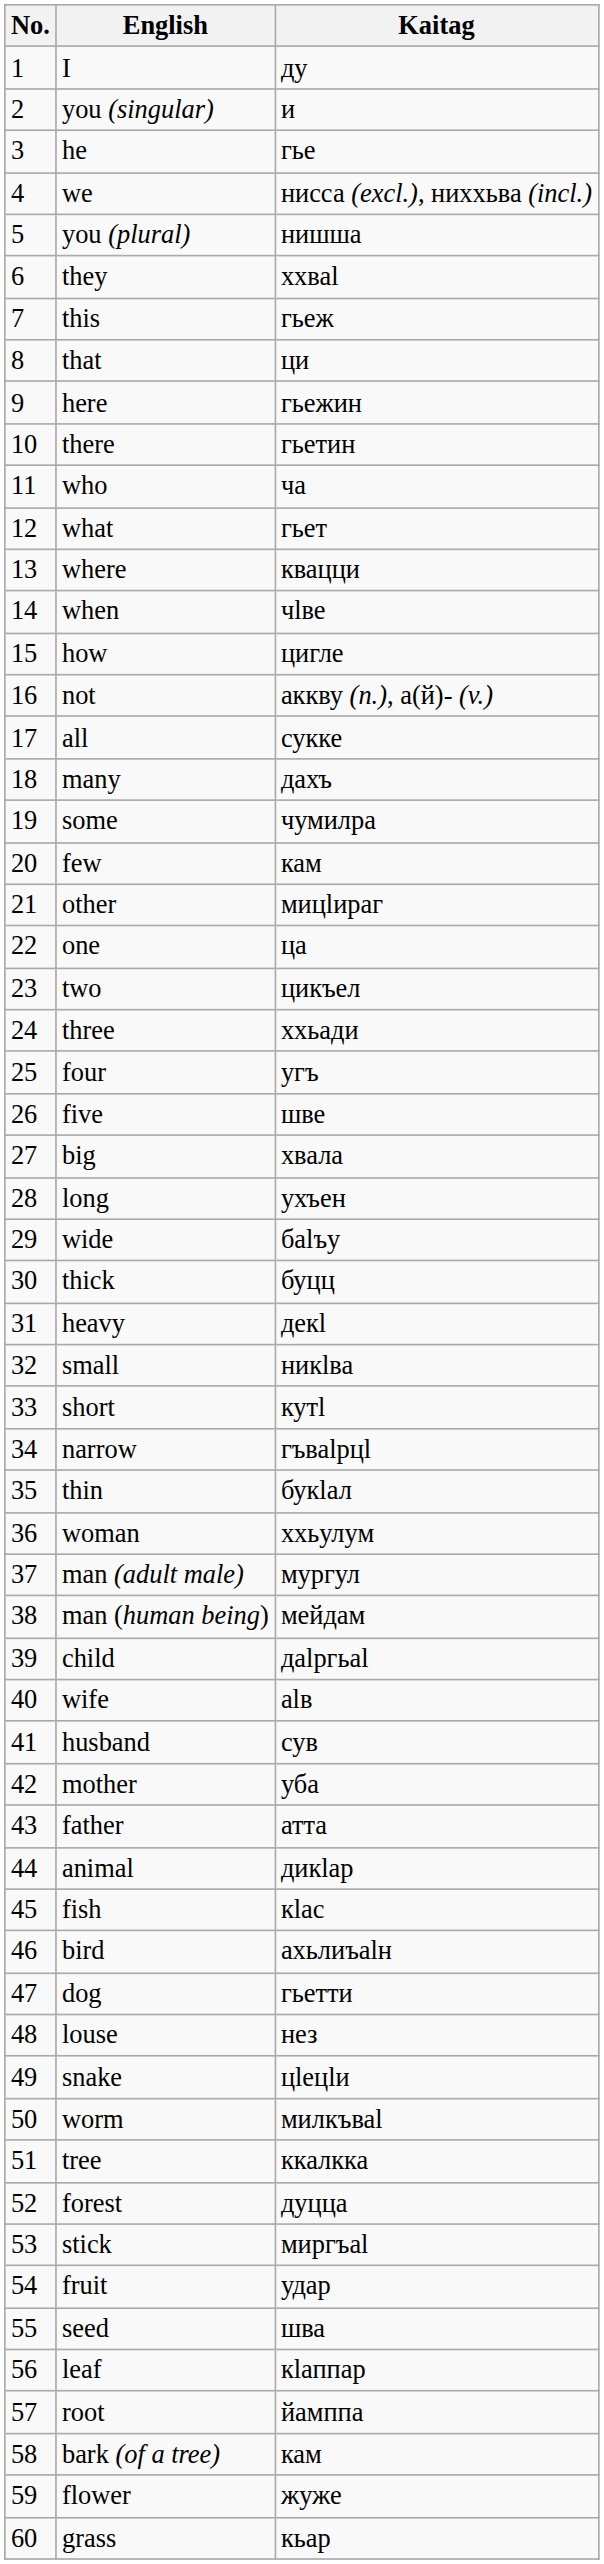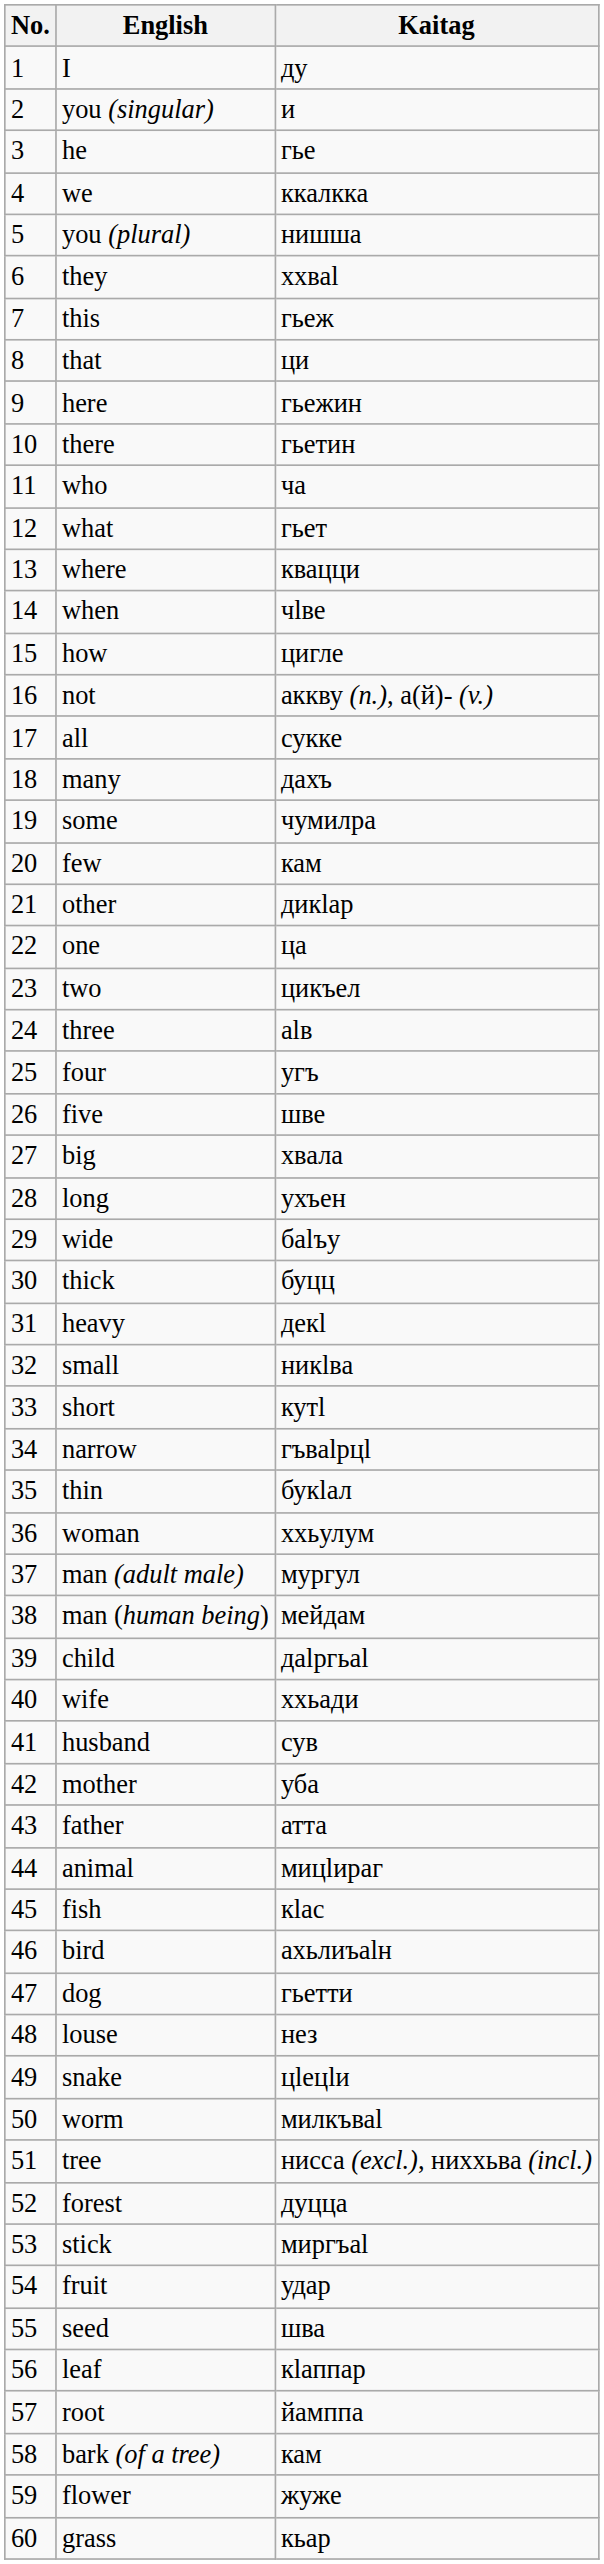(436, 192) нисса (excl.), ниххьва (incl.) -> (325, 192) ккалкка
(332, 904) мицӏираг -> (317, 904) дикӏар
(320, 1030) ххьади -> (297, 1030) аӏв
(297, 1700) аӏв -> (320, 1700) ххьади
(317, 1867) дикӏар -> (332, 1867) мицӏираг
(325, 2160) ккалкка -> (436, 2160) нисса (excl.), ниххьва (incl.)
